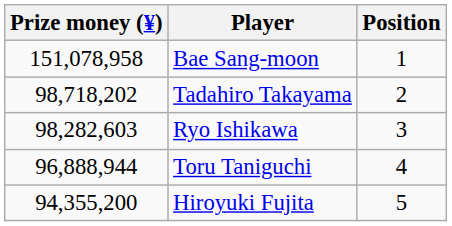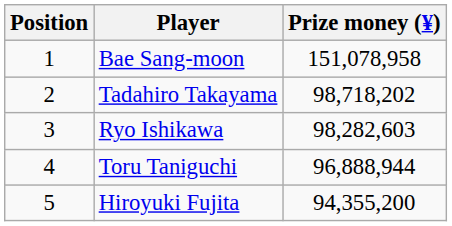columns swapped: (401, 22) <-> (86, 22)
